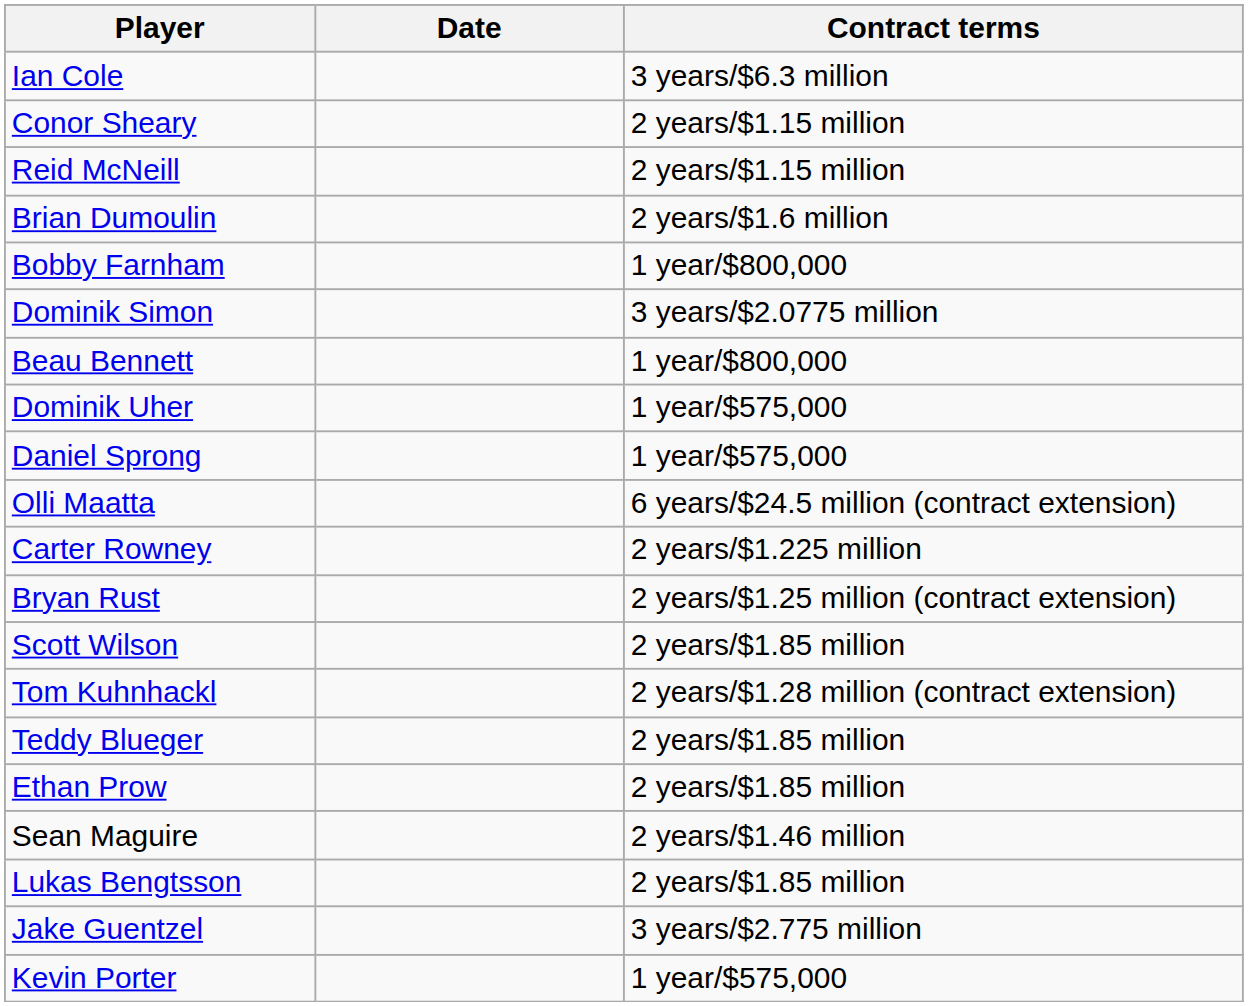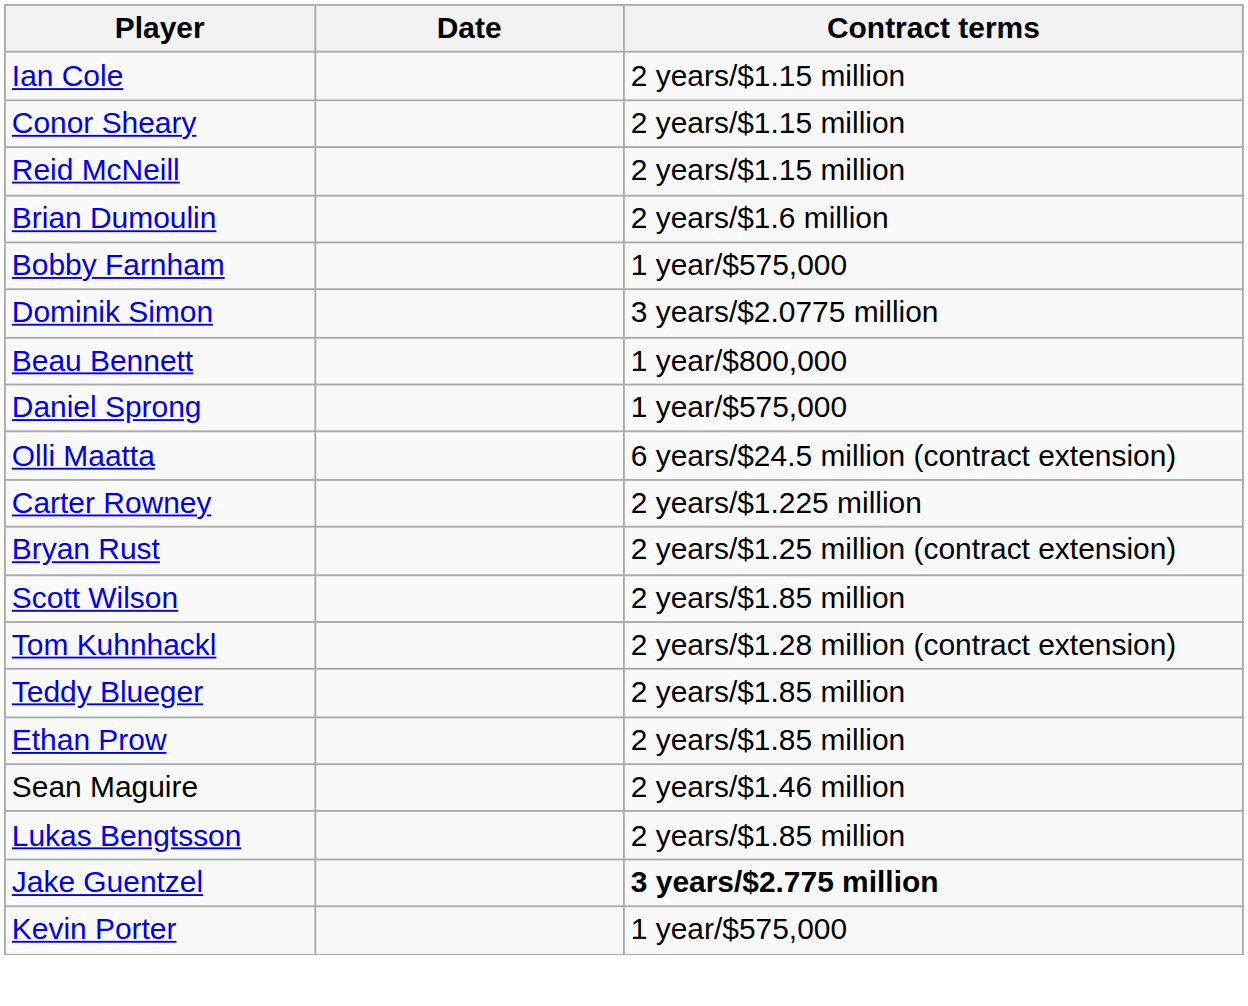(760, 75) 3 years/$6.3 million -> (768, 75) 2 years/$1.15 million
(739, 265) 1 year/$800,000 -> (739, 265) 1 year/$575,000
- row: (102, 407)
(776, 929) normal -> (785, 882) bold
